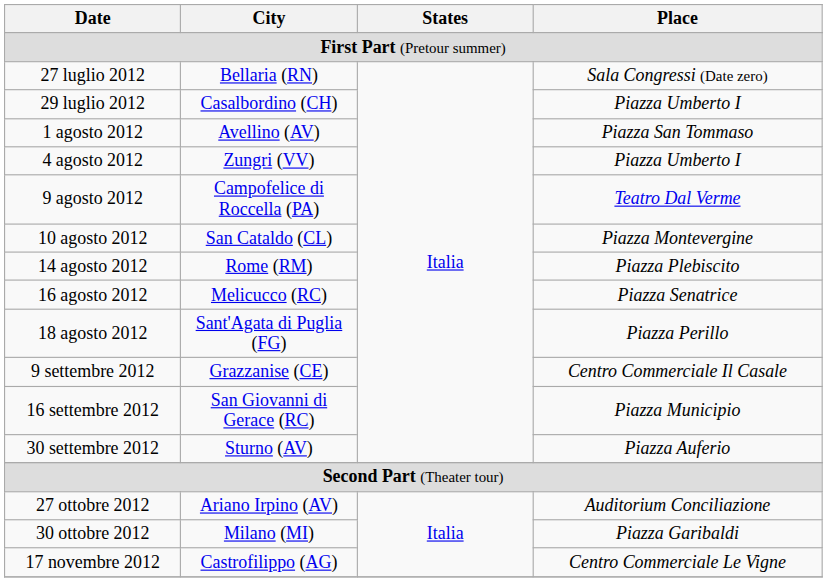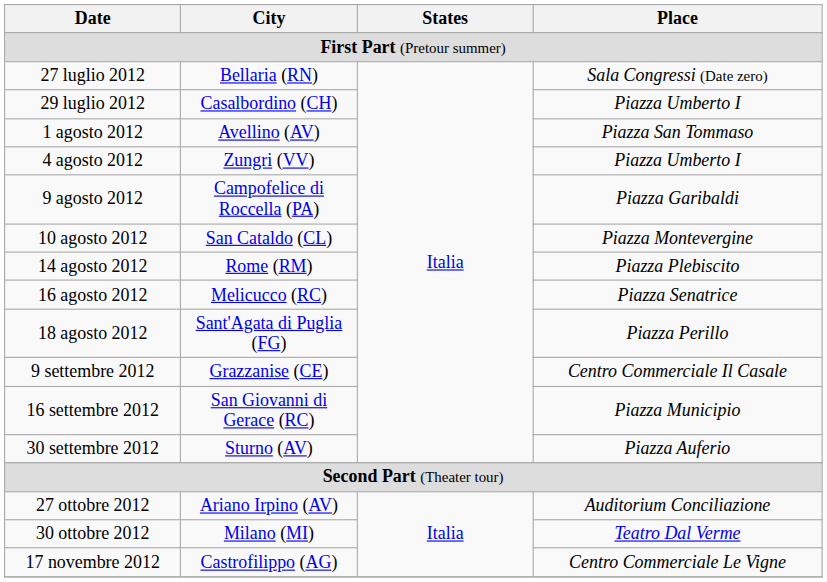(677, 199) Teatro Dal Verme -> (677, 199) Piazza Garibaldi
(677, 533) Piazza Garibaldi -> (677, 533) Teatro Dal Verme
